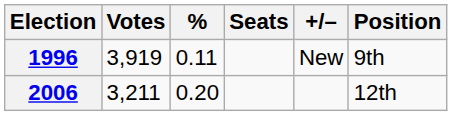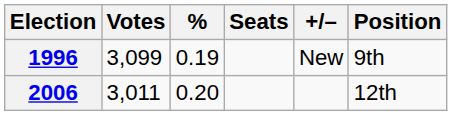(134, 57) 3,919 -> (134, 57) 3,099
(197, 57) 0.11 -> (197, 57) 0.19
(134, 92) 3,211 -> (134, 92) 3,011
